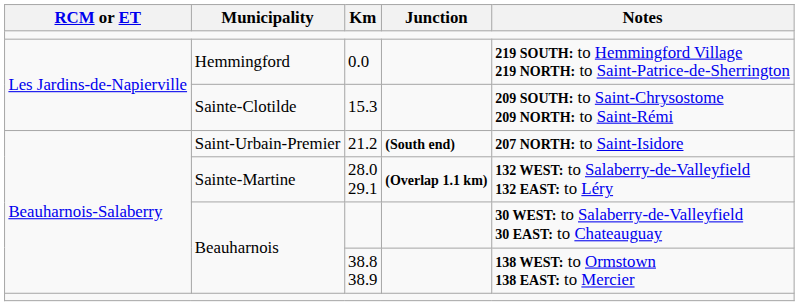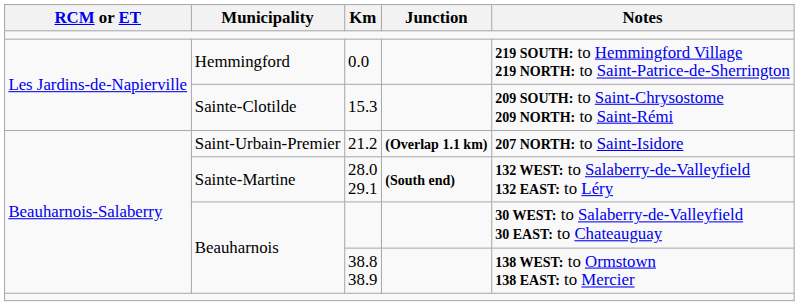(420, 144) (South end) -> (436, 144) (Overlap 1.1 km)
(436, 180) (Overlap 1.1 km) -> (420, 180) (South end)
